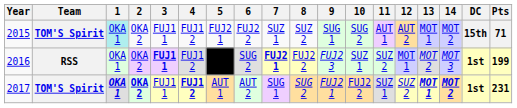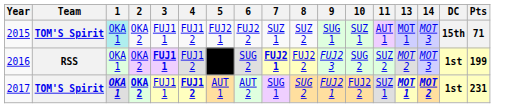- column: (406, 12)
(359, 34) SUG 2 -> (359, 34) SUZ 1
(451, 34) MOT 2 -> (429, 34) MOT 3
(359, 61) SUZ 1 -> (359, 61) SUG 2
